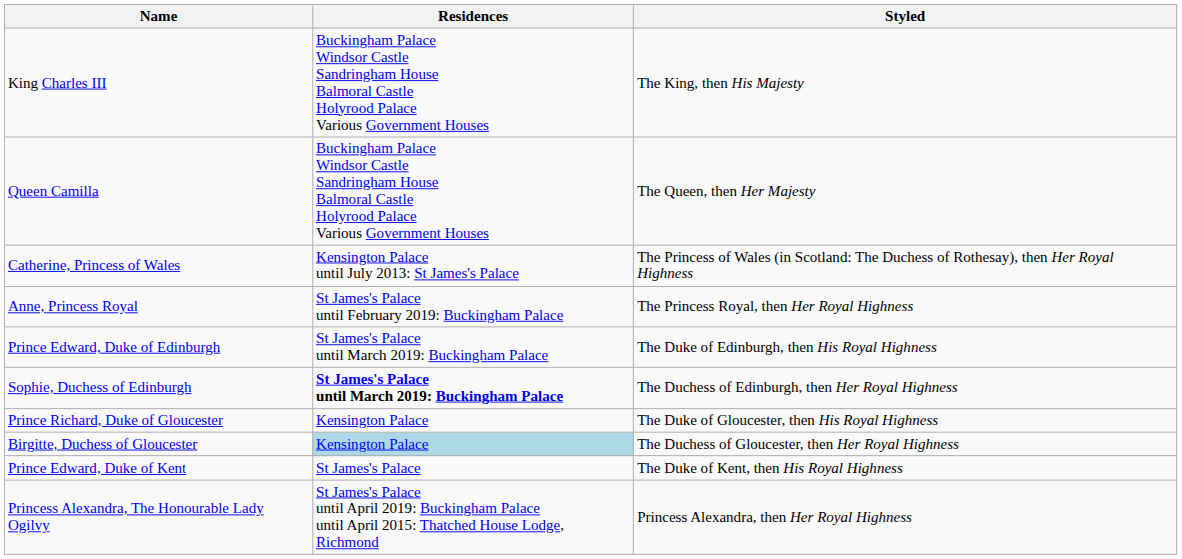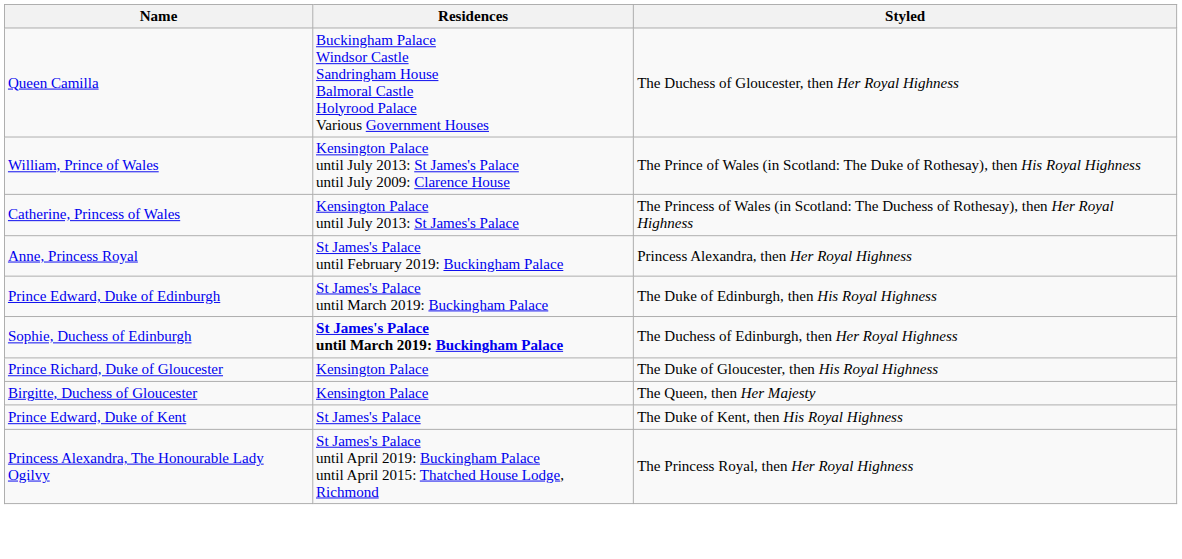- row: (57, 82)
(726, 191) The Queen, then Her Majesty -> (798, 82) The Duchess of Gloucester, then Her Royal Highness
+ row: (83, 165)
(775, 306) The Princess Royal, then Her Royal Highness -> (775, 255) Princess Alexandra, then Her Royal Highness
(372, 444) lightblue background -> (372, 393) no background
(798, 444) The Duchess of Gloucester, then Her Royal Highness -> (726, 393) The Queen, then Her Majesty
(775, 517) Princess Alexandra, then Her Royal Highness -> (775, 466) The Princess Royal, then Her Royal Highness
